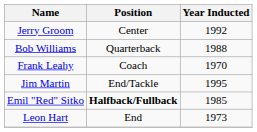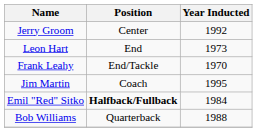rows swapped: (45, 118) <-> (45, 48)
(133, 65) Coach -> (133, 65) End/Tackle
(133, 83) End/Tackle -> (133, 83) Coach
(216, 100) 1985 -> (216, 100) 1984
